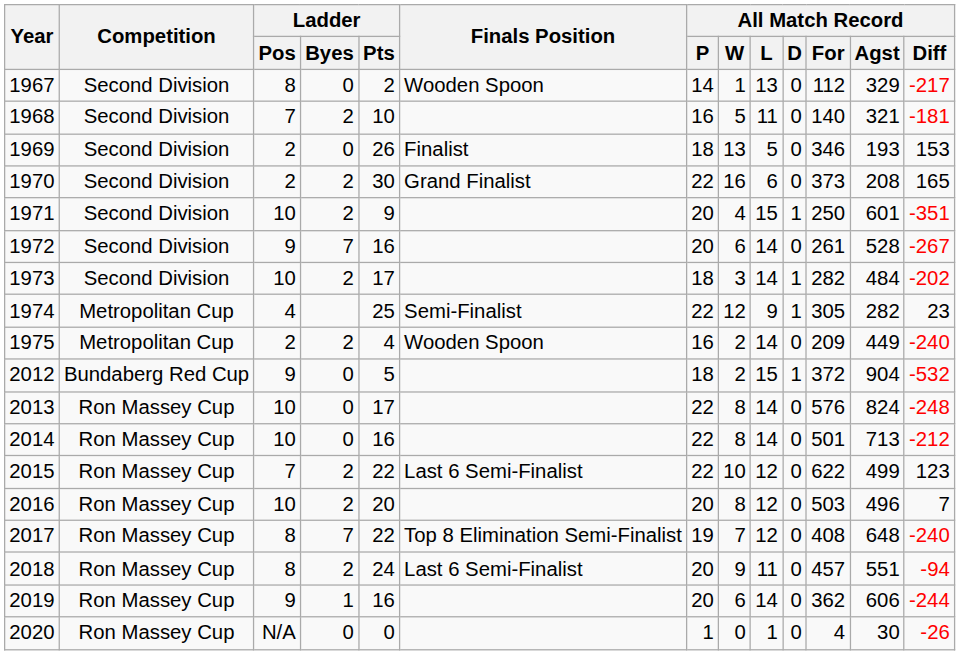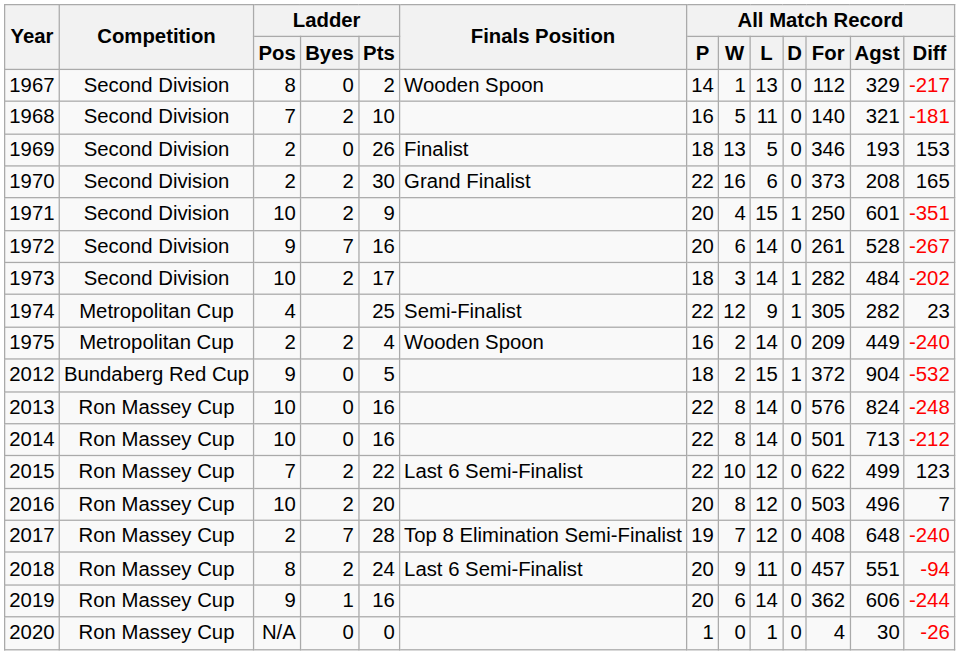(383, 407) 17 -> (383, 407) 16
(290, 536) 8 -> (290, 536) 2
(383, 536) 22 -> (383, 536) 28
